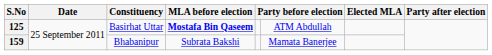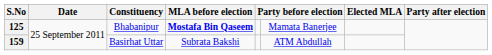(136, 27) Basirhat Uttar -> (136, 27) Bhabanipur
(303, 27) ATM Abdullah -> (303, 27) Mamata Banerjee
(136, 42) Bhabanipur -> (136, 42) Basirhat Uttar
(303, 42) Mamata Banerjee -> (303, 42) ATM Abdullah
